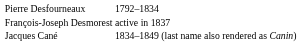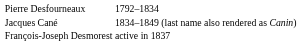rows swapped: (31, 36) <-> (59, 22)
